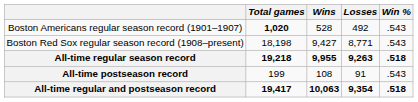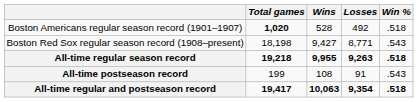(396, 27) .543 -> (396, 27) .518
